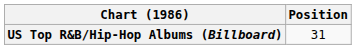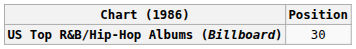(318, 35) 31 -> (318, 35) 30
